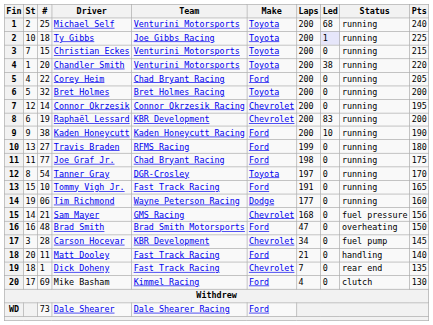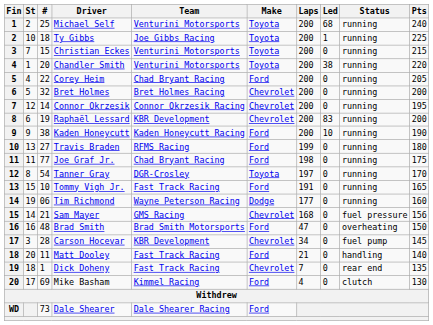(325, 39) lavender background -> (325, 39) no background
(264, 93) Toyota -> (272, 93) Chevrolet
